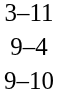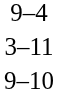rows swapped: (29, 12) <-> (29, 46)
